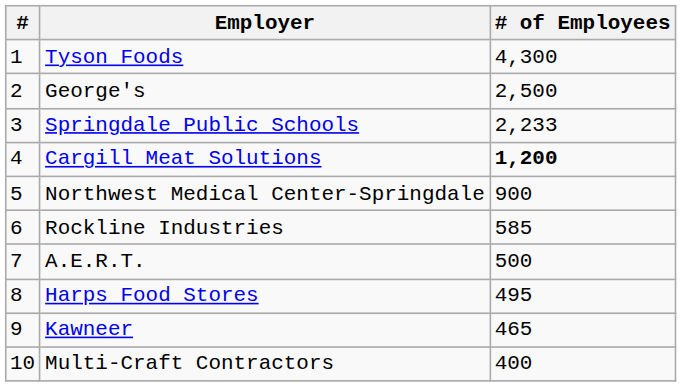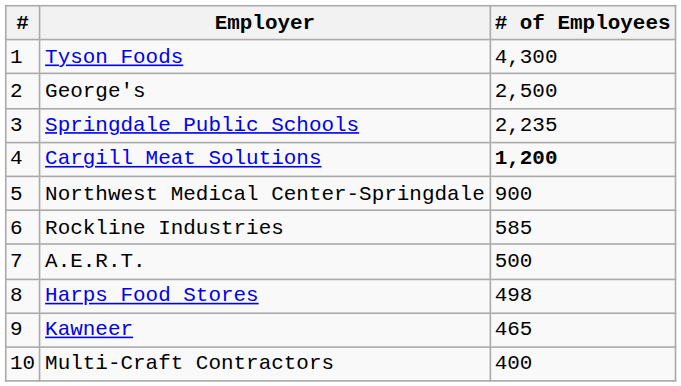(526, 125) 2,233 -> (526, 125) 2,235
(514, 296) 495 -> (514, 296) 498
